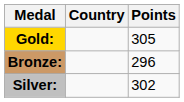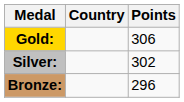(143, 39) 305 -> (143, 39) 306
rows swapped: (35, 85) <-> (35, 62)
